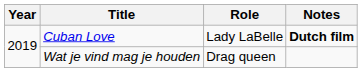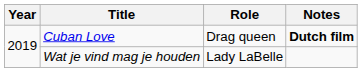(245, 36) Lady LaBelle -> (241, 36) Drag queen
(241, 57) Drag queen -> (245, 57) Lady LaBelle
